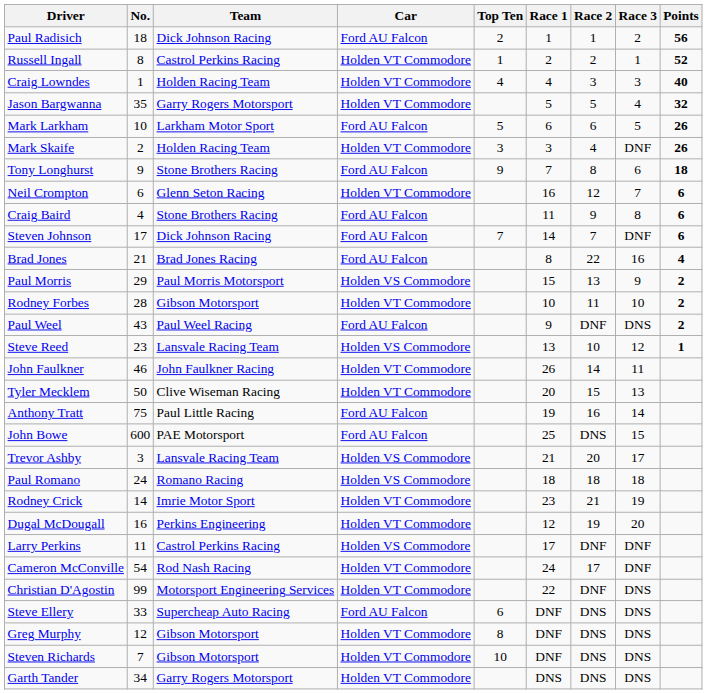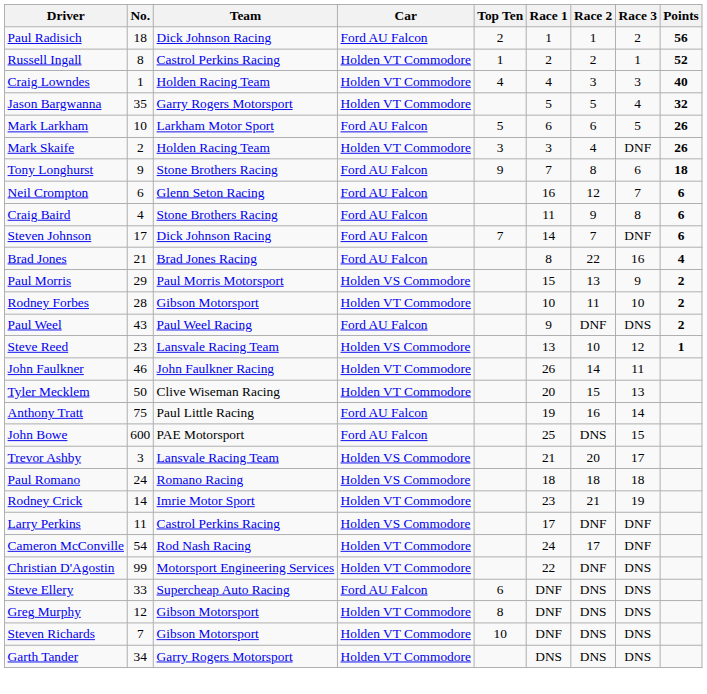(406, 192) Holden VT Commodore -> (384, 192) Ford AU Falcon
- row: (56, 523)
